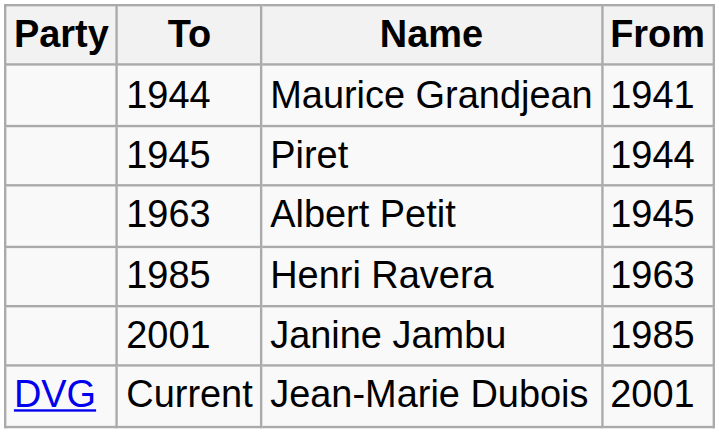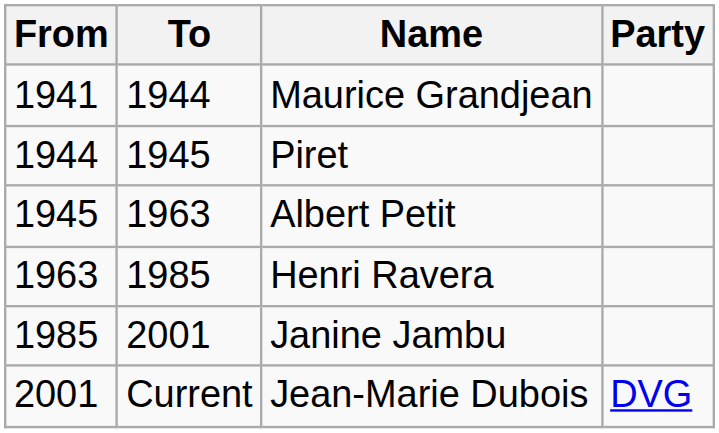columns swapped: (658, 34) <-> (61, 34)
